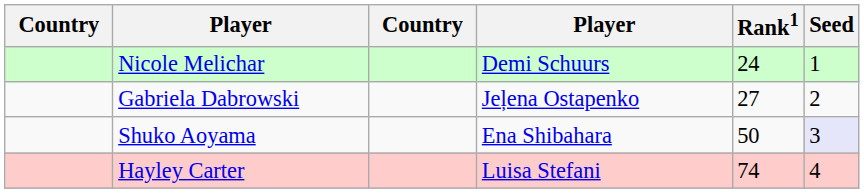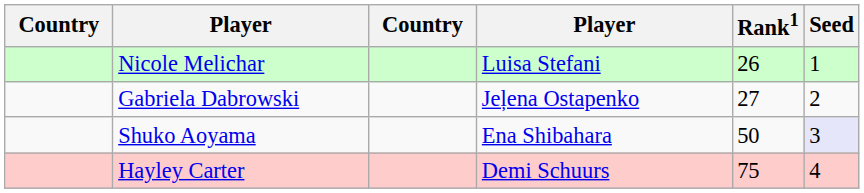(546, 63) Demi Schuurs -> (541, 63) Luisa Stefani
(748, 63) 24 -> (748, 63) 26
(541, 170) Luisa Stefani -> (546, 170) Demi Schuurs
(748, 170) 74 -> (748, 170) 75
